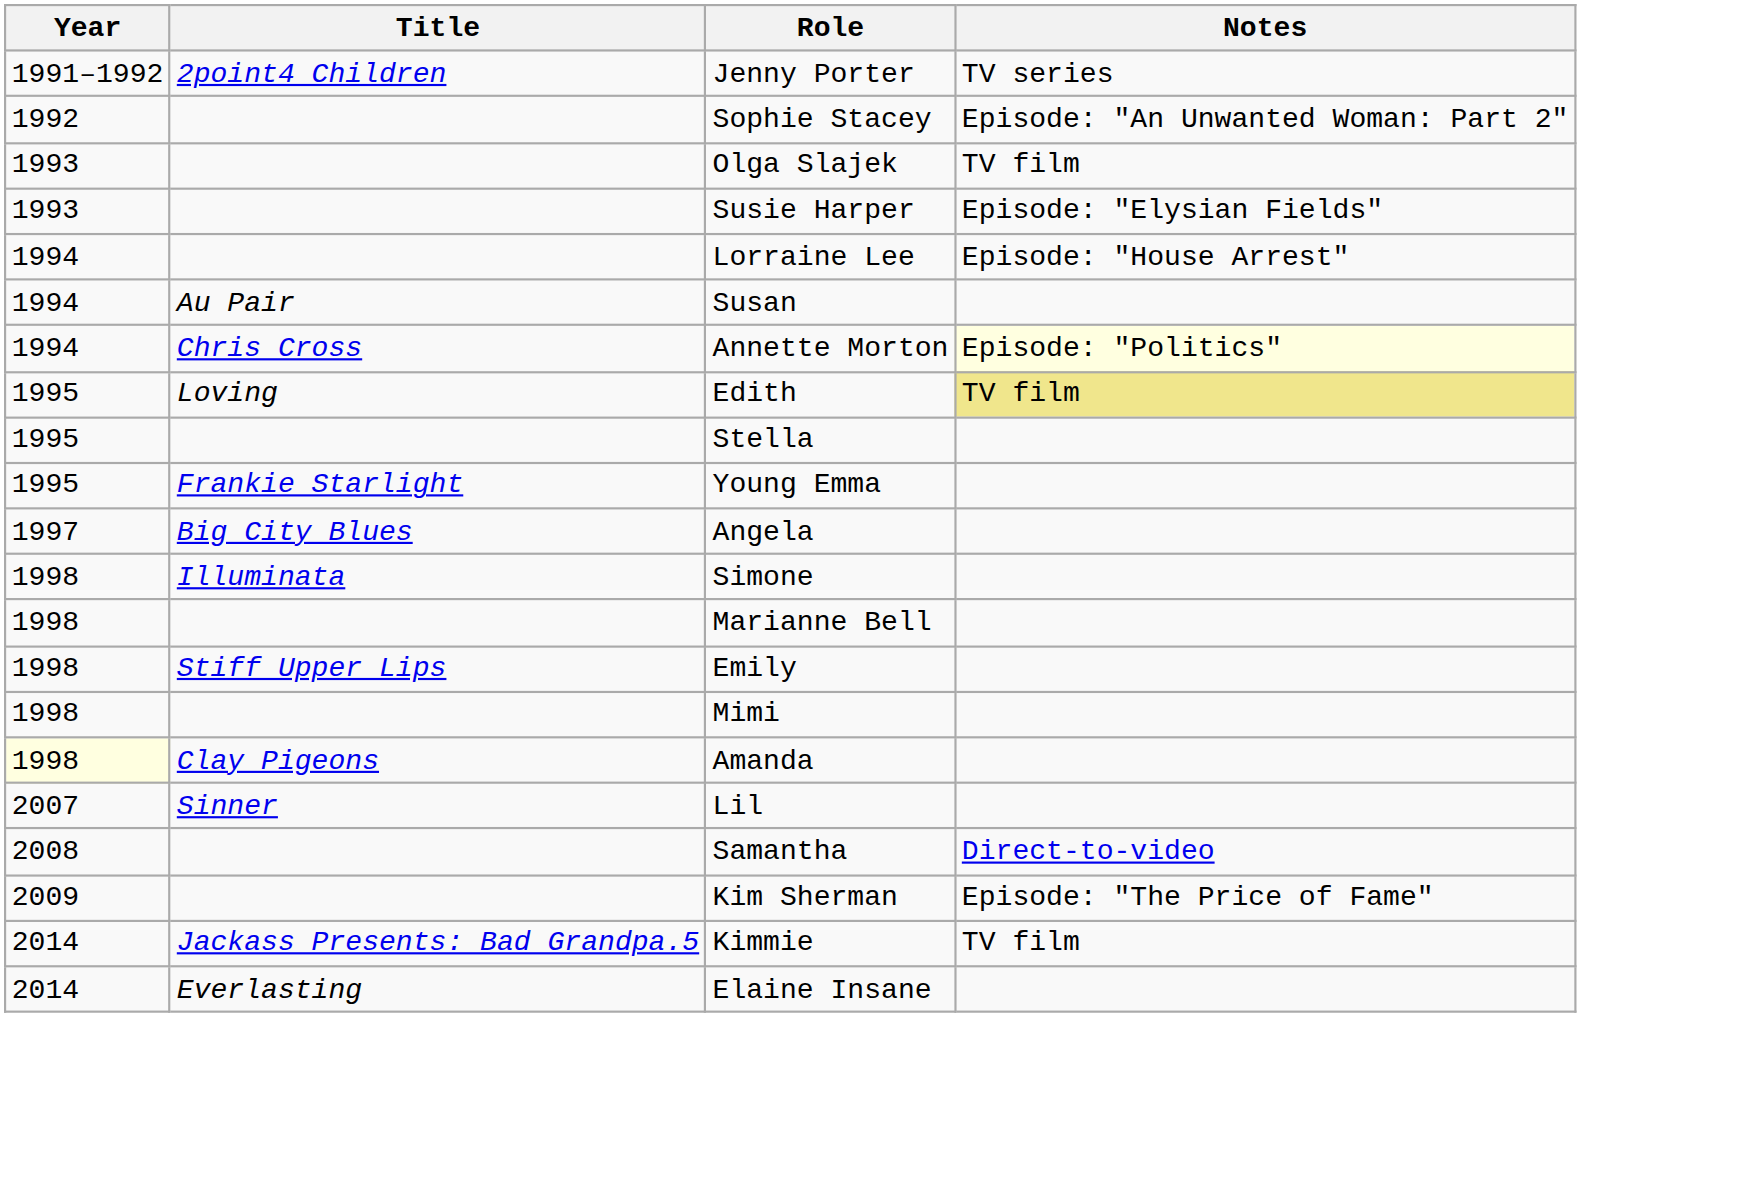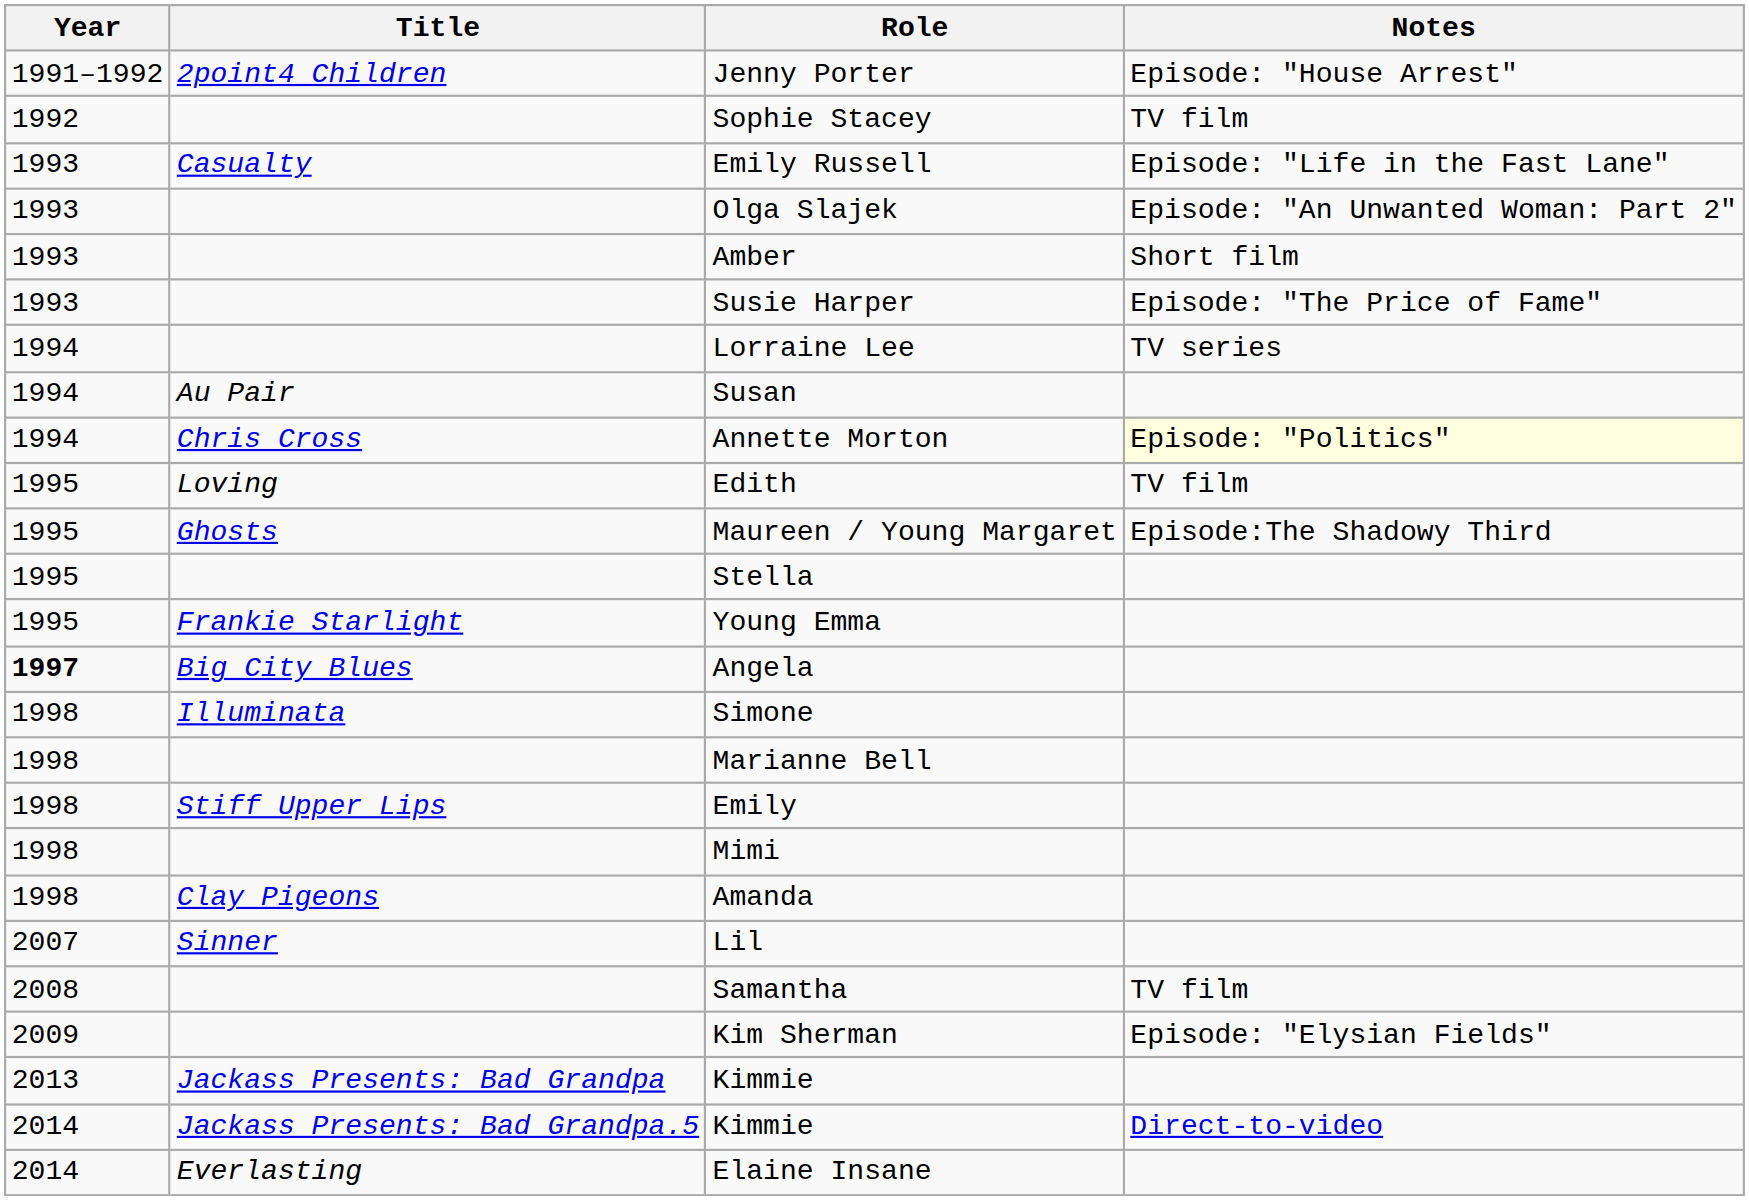(1038, 74) TV series -> (1324, 74) Episode: "House Arrest"
(1265, 119) Episode: "An Unwanted Woman: Part 2" -> (1189, 119) TV film
+ row: (244, 165)
(1021, 165) TV film -> (1434, 211) Episode: "An Unwanted Woman: Part 2"
+ row: (438, 257)
(1172, 211) Episode: "Elysian Fields" -> (1366, 303) Episode: "The Price of Fame"
(1156, 257) Episode: "House Arrest" -> (1206, 348) TV series
(1021, 394) khaki background -> (1189, 486) no background
+ row: (227, 531)
(45, 531) normal -> (45, 669) bold
(45, 760) lightyellow background -> (45, 897) no background
(1088, 852) Direct-to-video -> (1189, 989) TV film
(1198, 897) Episode: "The Price of Fame" -> (1341, 1035) Episode: "Elysian Fields"
+ row: (421, 1081)
(1021, 943) TV film -> (1257, 1126) Direct-to-video
